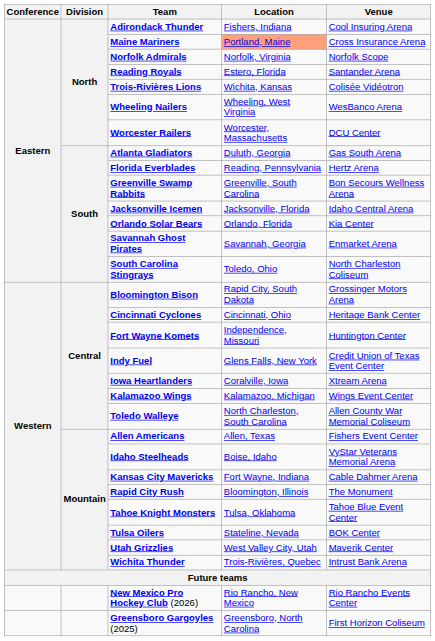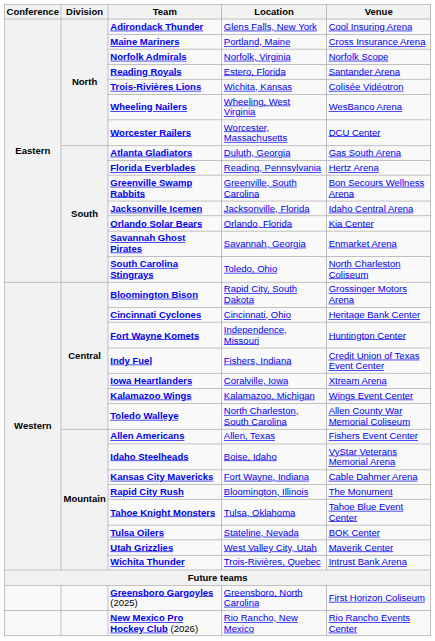(258, 26) Fishers, Indiana -> (270, 26) Glens Falls, New York
(257, 41) lightsalmon background -> (257, 41) no background
(270, 360) Glens Falls, New York -> (258, 360) Fishers, Indiana
rows swapped: (162, 623) <-> (154, 597)
